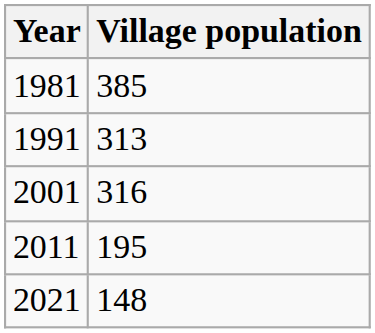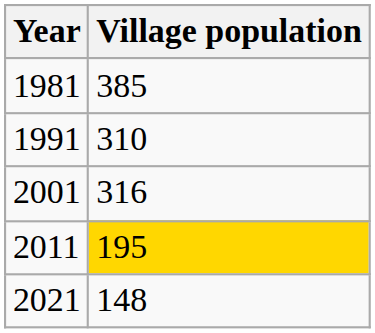(122, 138) 313 -> (122, 138) 310
(122, 246) no background -> (122, 246) gold background
